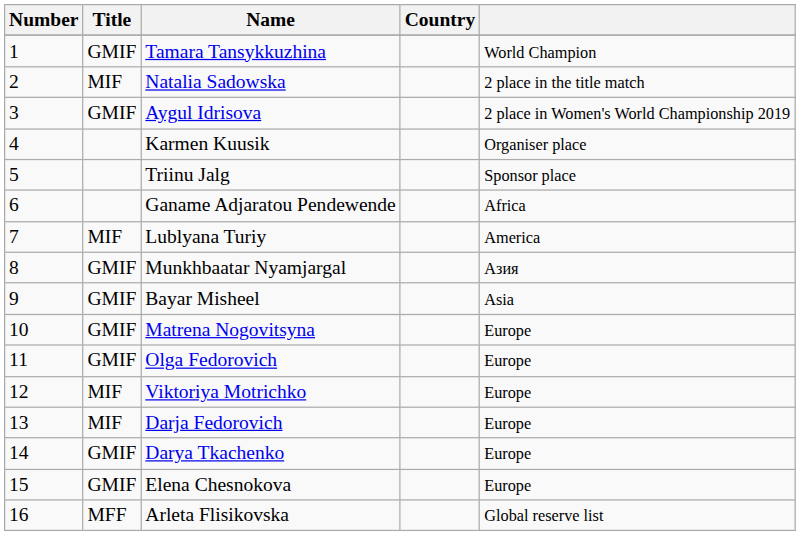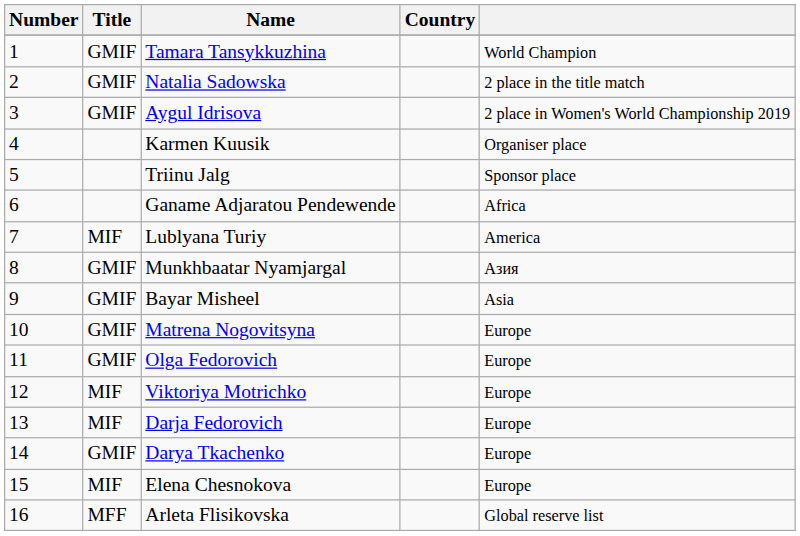(105, 81) MIF -> (112, 81) GMIF
(112, 484) GMIF -> (105, 484) MIF
